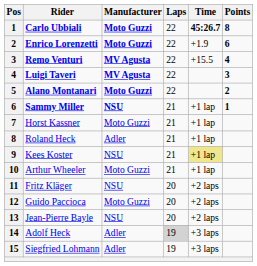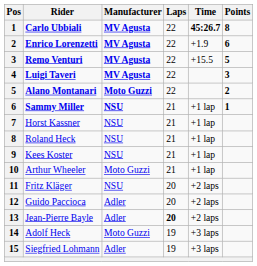(128, 28) Moto Guzzi -> (127, 28) MV Agusta
(128, 44) Moto Guzzi -> (127, 44) MV Agusta
(227, 59) 4 -> (227, 59) 5
(127, 123) Moto Guzzi -> (114, 123) NSU
(115, 138) Adler -> (114, 138) NSU
(203, 154) khaki background -> (203, 154) no background
(127, 202) Moto Guzzi -> (115, 202) Adler
(114, 217) NSU -> (115, 217) Adler
(171, 217) normal -> (171, 217) bold
(115, 233) Adler -> (127, 233) Moto Guzzi
(171, 233) lightgrey background -> (171, 233) no background
